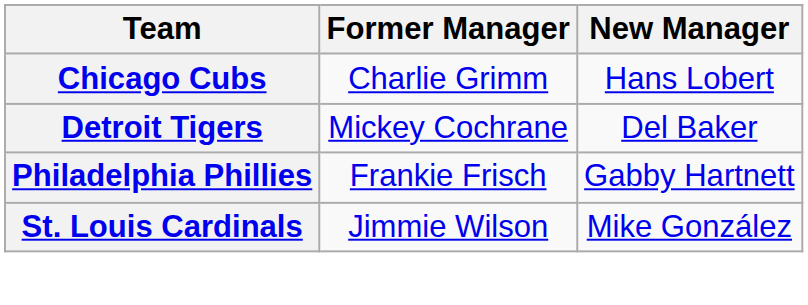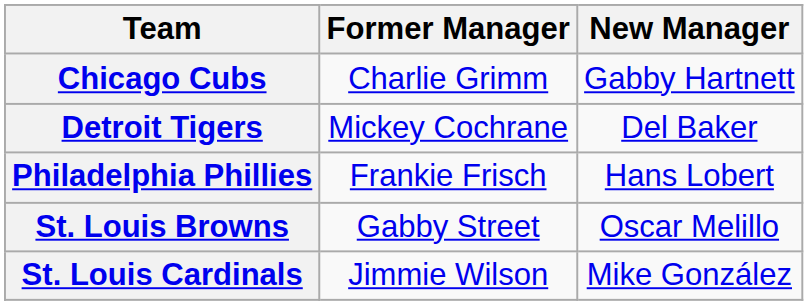(689, 78) Hans Lobert -> (689, 78) Gabby Hartnett
(689, 176) Gabby Hartnett -> (689, 176) Hans Lobert
+ row: (162, 226)
